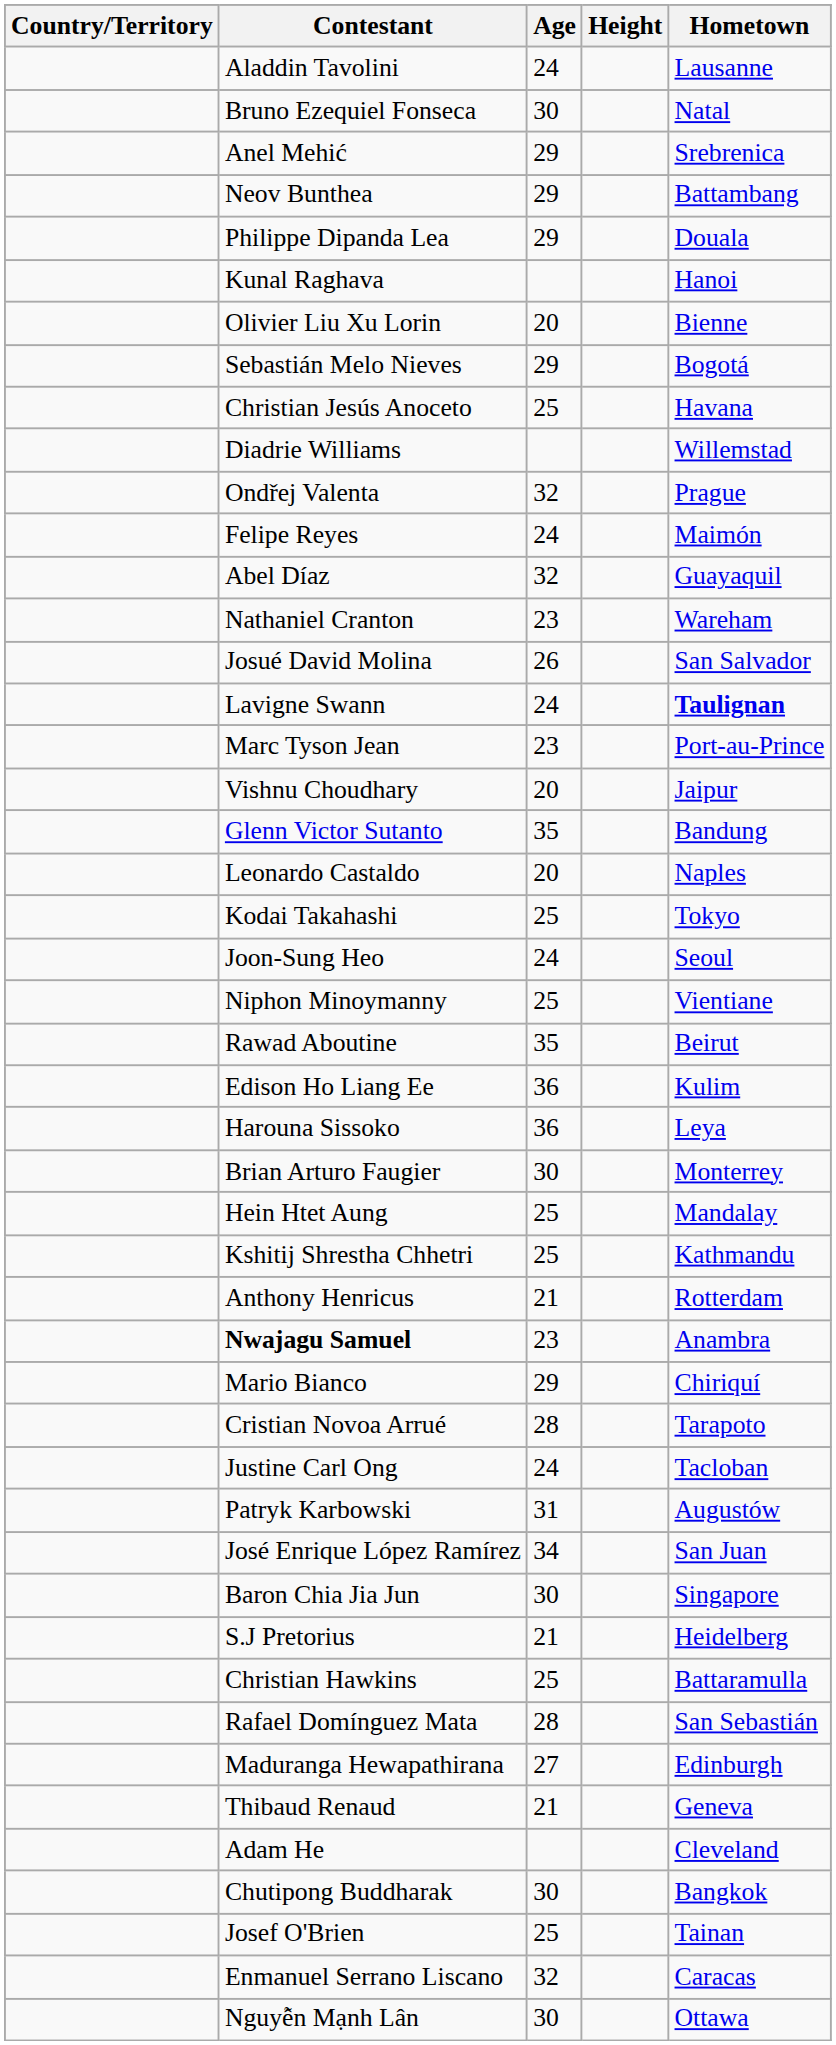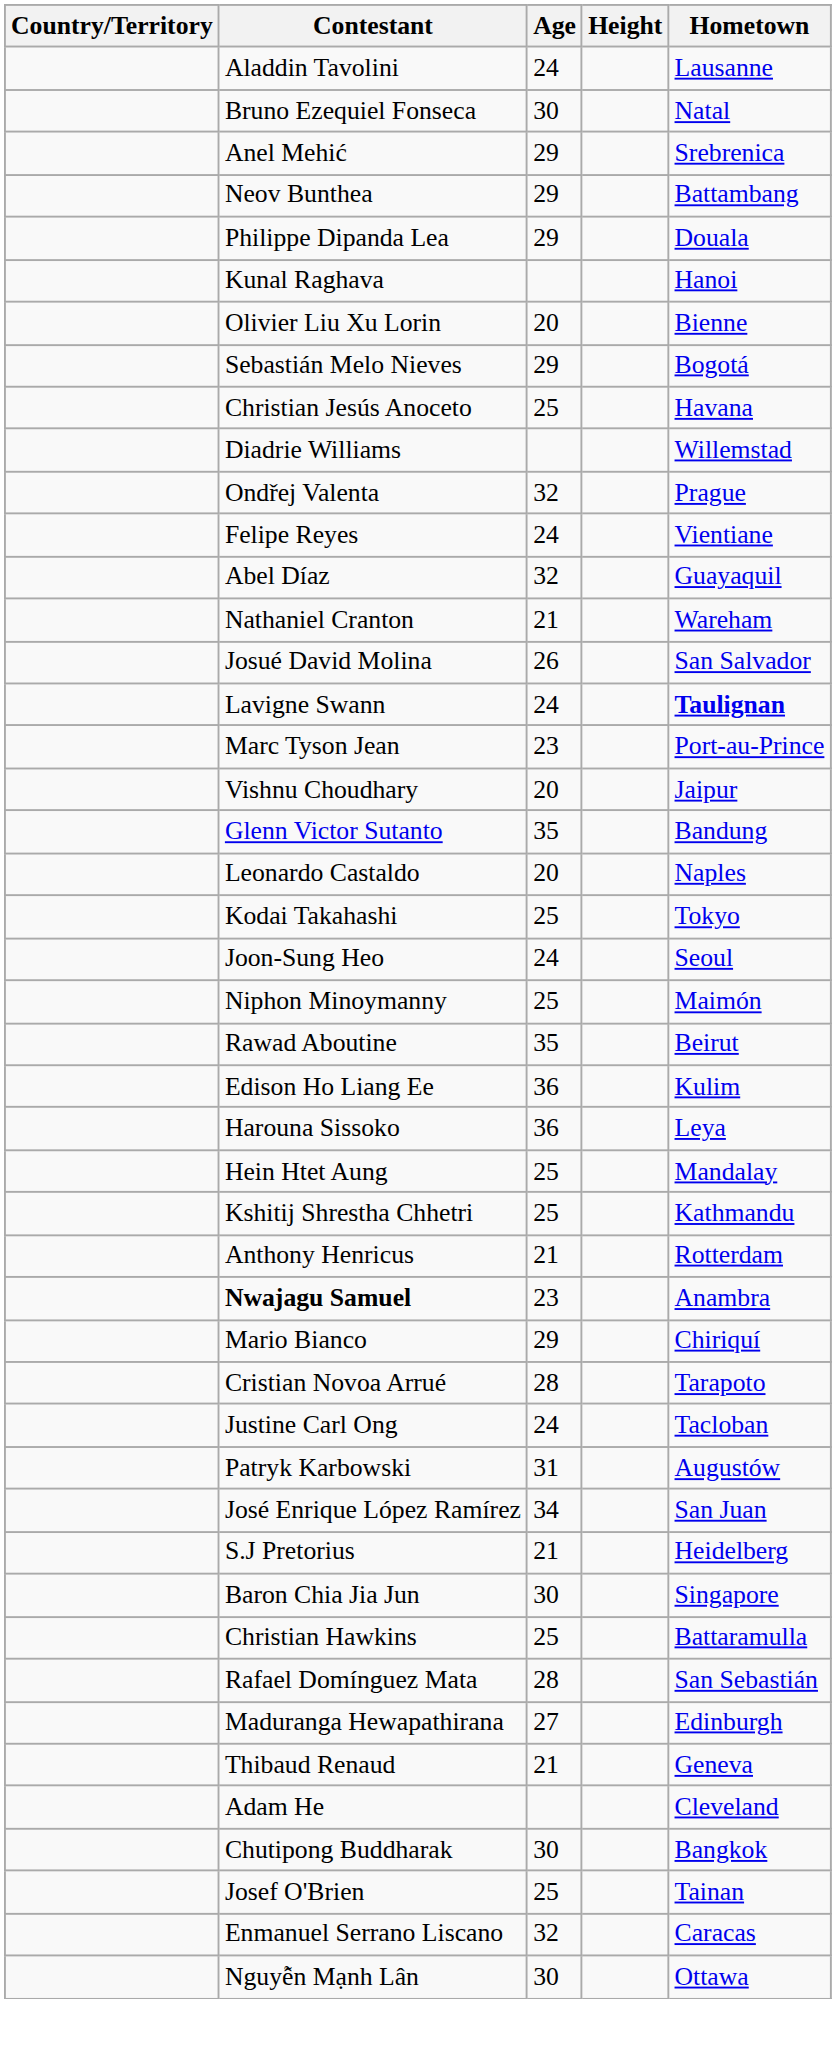(718, 534) Maimón -> (724, 534) Vientiane
(546, 618) 23 -> (546, 618) 21
(724, 1000) Vientiane -> (718, 1000) Maimón
- row: (333, 1170)
rows swapped: (322, 1594) <-> (290, 1636)
